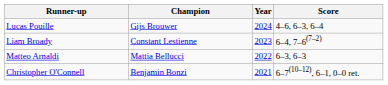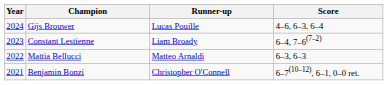columns swapped: (263, 12) <-> (66, 12)
